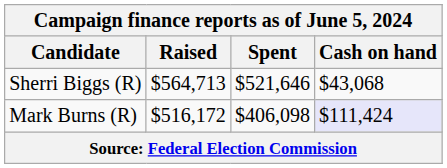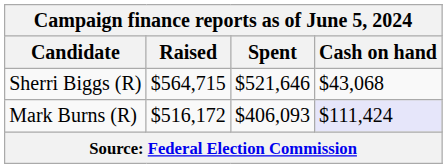(188, 83) $564,713 -> (188, 83) $564,715
(272, 115) $406,098 -> (272, 115) $406,093
